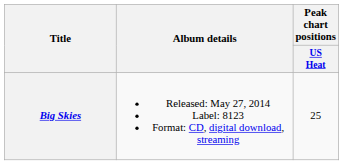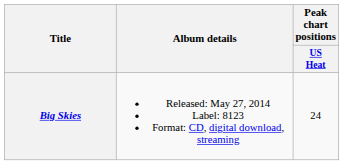(316, 116) 25 -> (316, 116) 24
